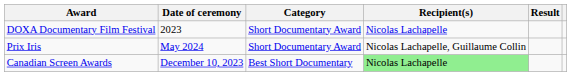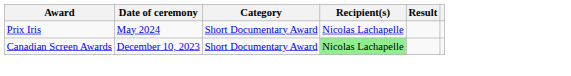- row: (81, 29)
(446, 46) Nicolas Lachapelle, Guillaume Collin -> (363, 29) Nicolas Lachapelle
(300, 63) Best Short Documentary -> (261, 46) Short Documentary Award
